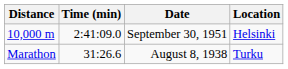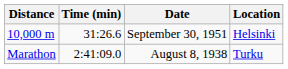(98, 34) 2:41:09.0 -> (102, 34) 31:26.6
(102, 53) 31:26.6 -> (98, 53) 2:41:09.0
